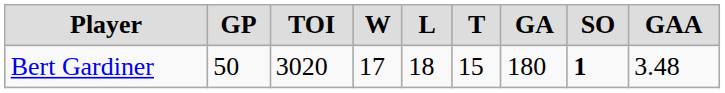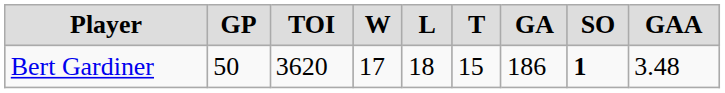(302, 66) 3020 -> (302, 66) 3620
(527, 66) 180 -> (527, 66) 186
